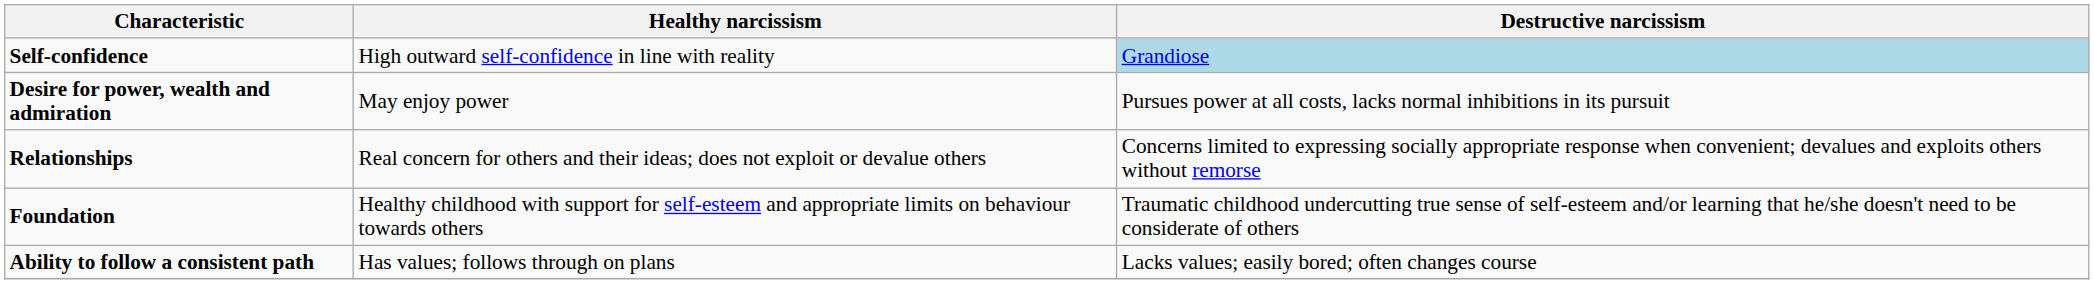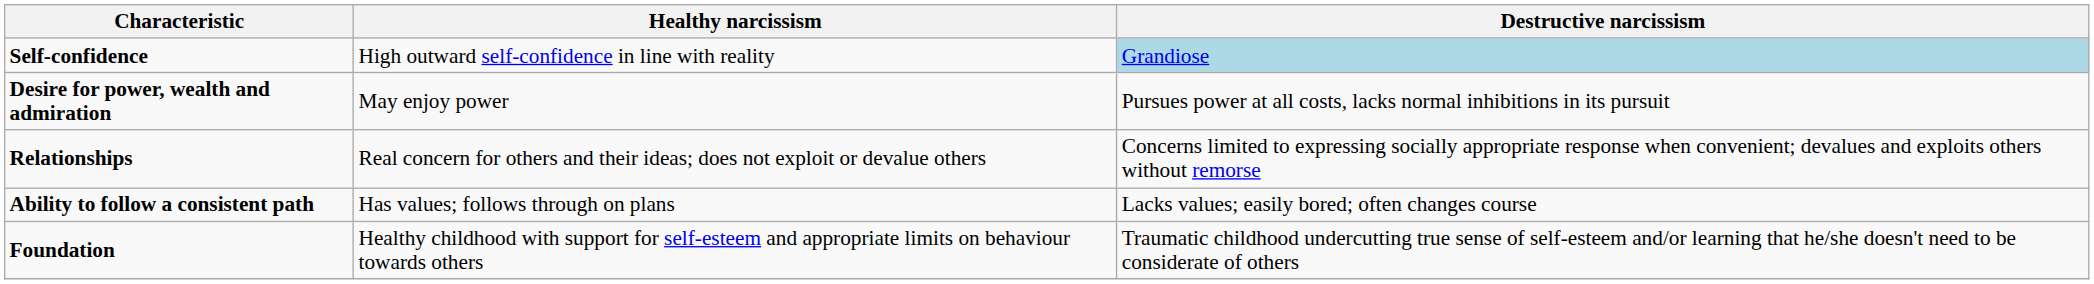rows swapped: (162, 261) <-> (62, 216)
